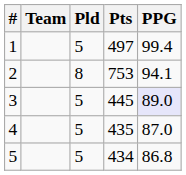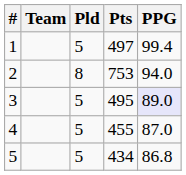(157, 73) 94.1 -> (157, 73) 94.0
(121, 101) 445 -> (121, 101) 495
(121, 128) 435 -> (121, 128) 455
